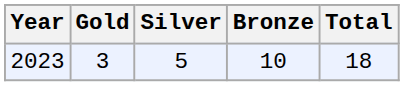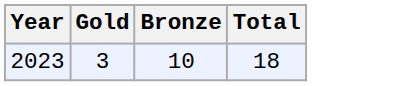- column: (181, 24)
